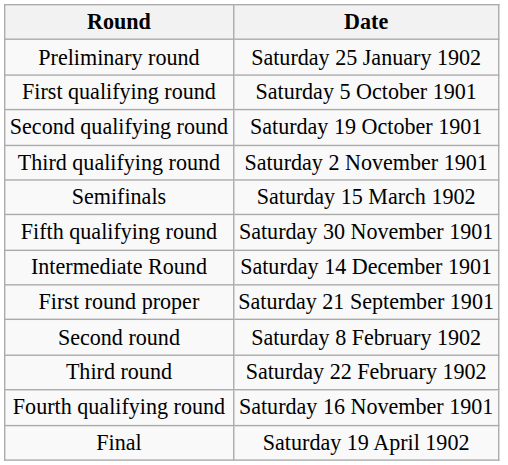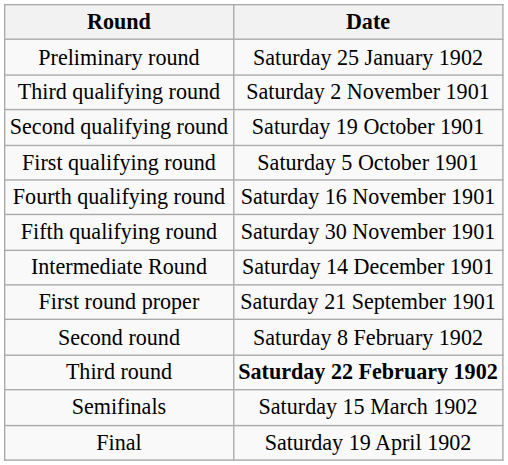rows swapped: (119, 92) <-> (119, 162)
rows swapped: (119, 407) <-> (119, 197)
(366, 372) normal -> (368, 372) bold
